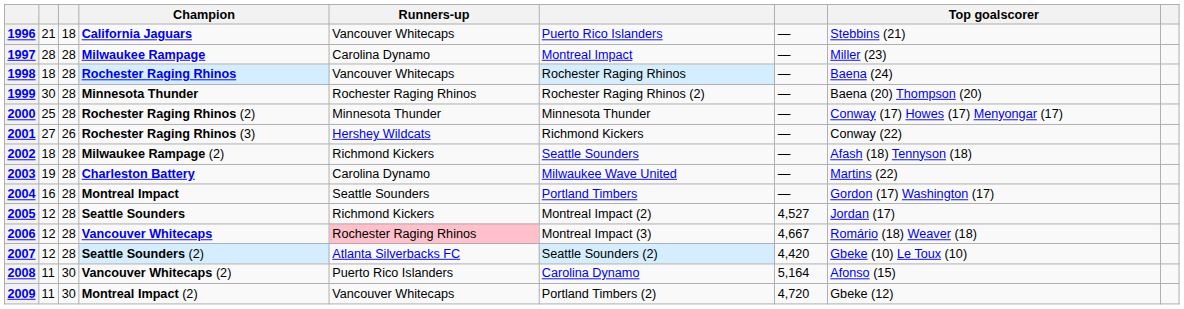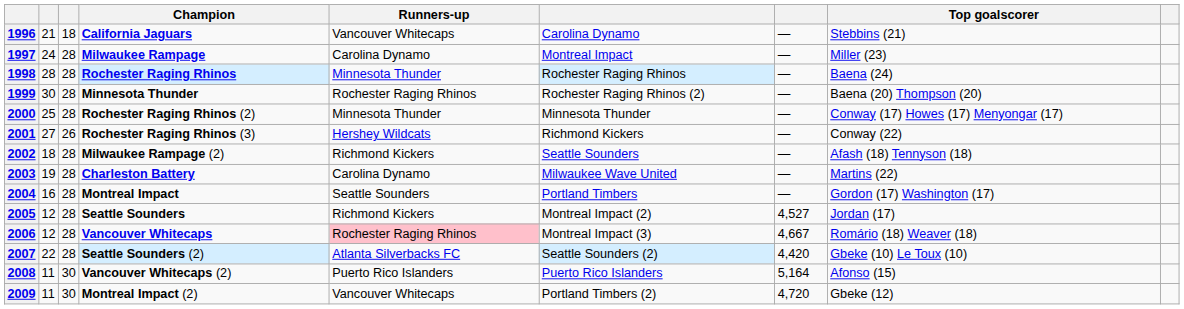(602, 34) Puerto Rico Islanders -> (591, 34) Carolina Dynamo
(49, 54) 28 -> (49, 54) 24
(49, 74) 18 -> (49, 74) 28
(393, 74) Vancouver Whitecaps -> (387, 74) Minnesota Thunder
(49, 253) 12 -> (49, 253) 22
(591, 273) Carolina Dynamo -> (602, 273) Puerto Rico Islanders
